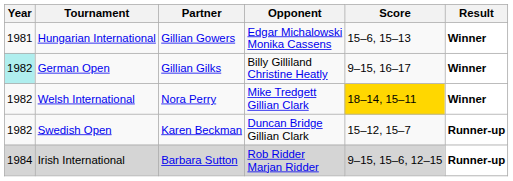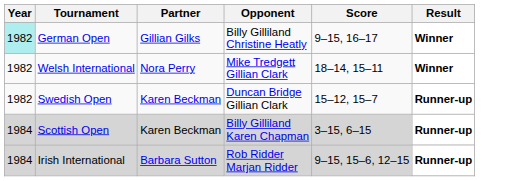- row: (97, 38)
(382, 99) gold background -> (349, 69) no background
+ row: (73, 130)
